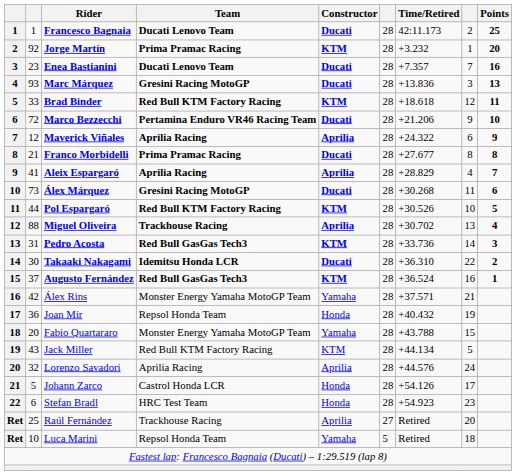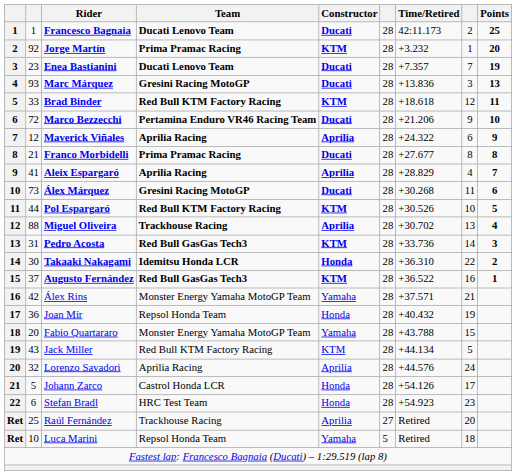(495, 66) 16 -> (495, 66) 19
(337, 261) Ducati -> (337, 261) Honda
(416, 278) +36.524 -> (416, 278) +36.522
